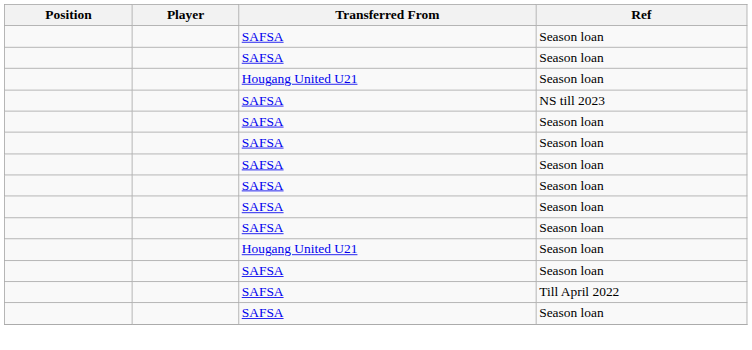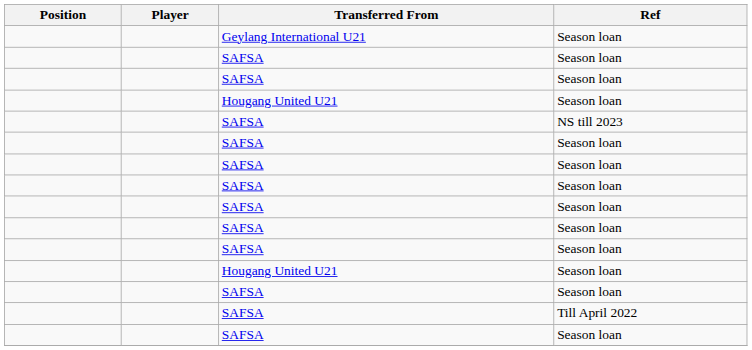+ row: (294, 36)
